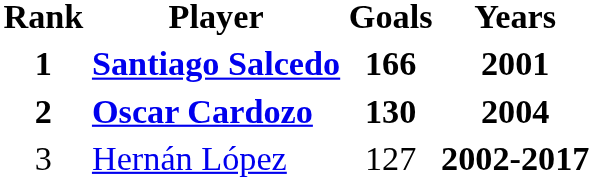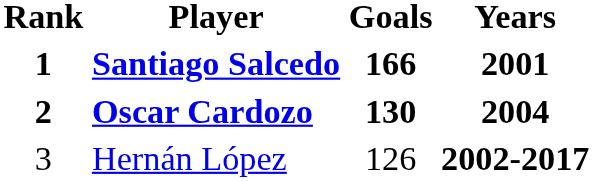(391, 158) 127 -> (391, 158) 126
